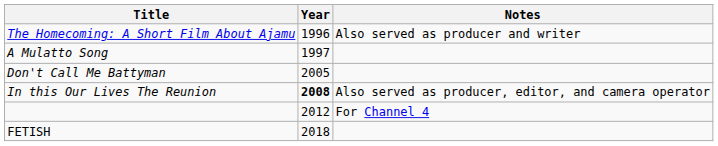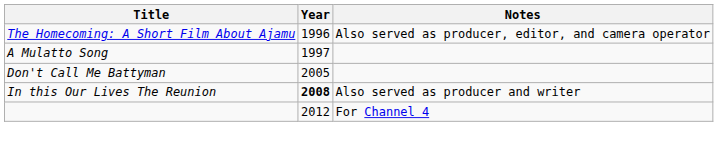(458, 34) Also served as producer and writer -> (523, 34) Also served as producer, editor, and camera operator
(523, 92) Also served as producer, editor, and camera operator -> (458, 92) Also served as producer and writer
- row: (29, 131)
